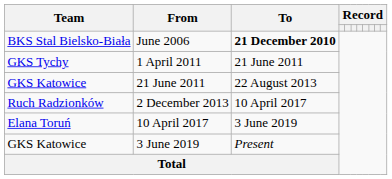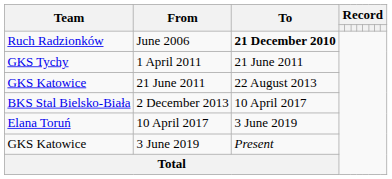(69, 41) BKS Stal Bielsko-Biała -> (55, 41) Ruch Radzionków
(55, 102) Ruch Radzionków -> (69, 102) BKS Stal Bielsko-Biała
